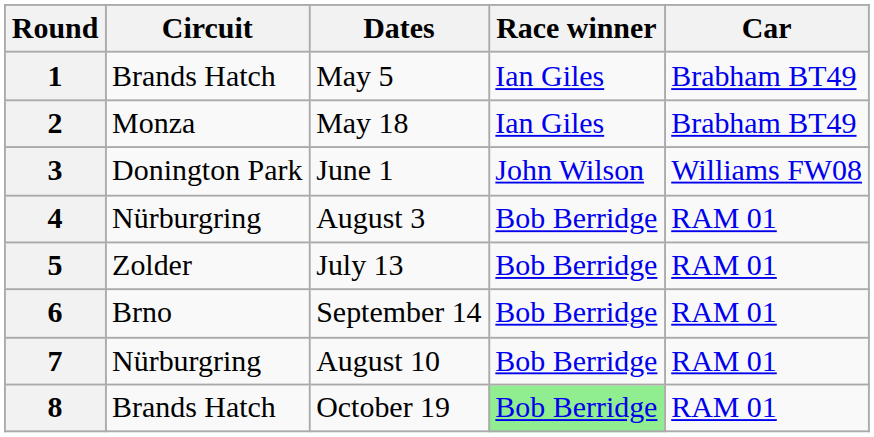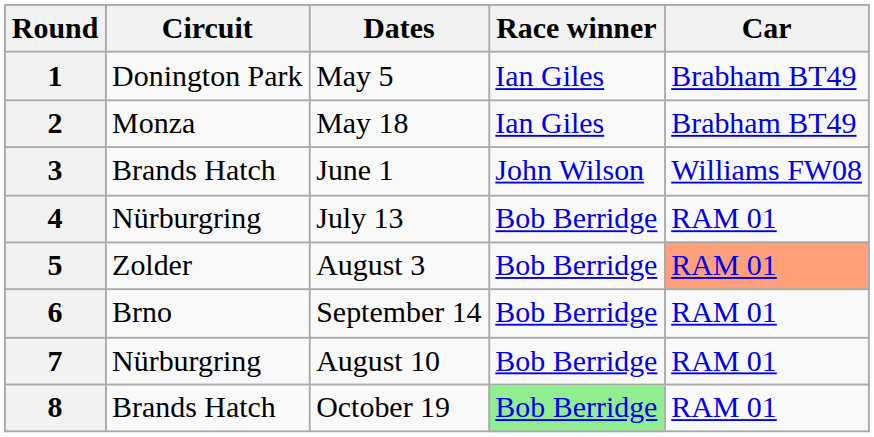(194, 75) Brands Hatch -> (207, 75) Donington Park
(207, 170) Donington Park -> (194, 170) Brands Hatch
(371, 218) August 3 -> (360, 218) July 13
(360, 265) July 13 -> (371, 265) August 3
(724, 265) no background -> (724, 265) lightsalmon background
